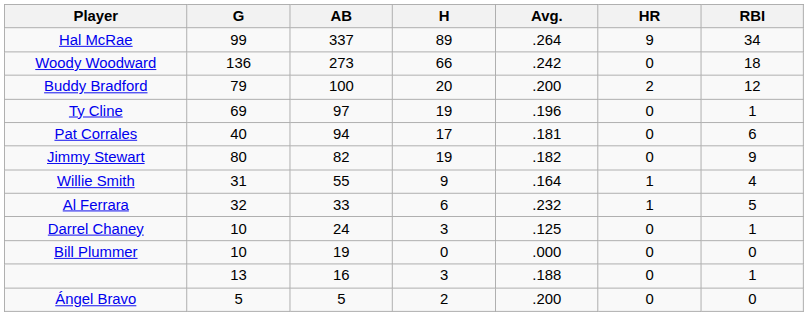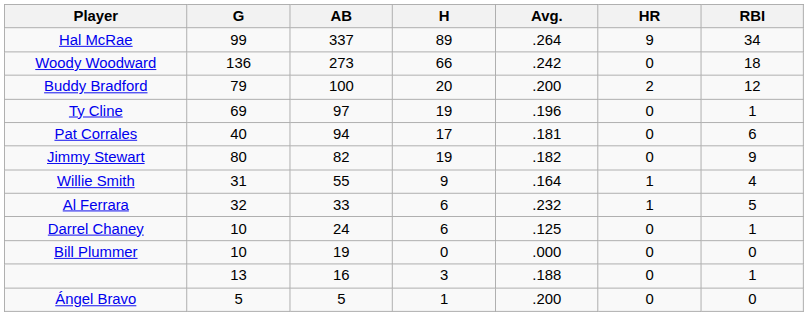(444, 228) 3 -> (444, 228) 6
(444, 299) 2 -> (444, 299) 1
